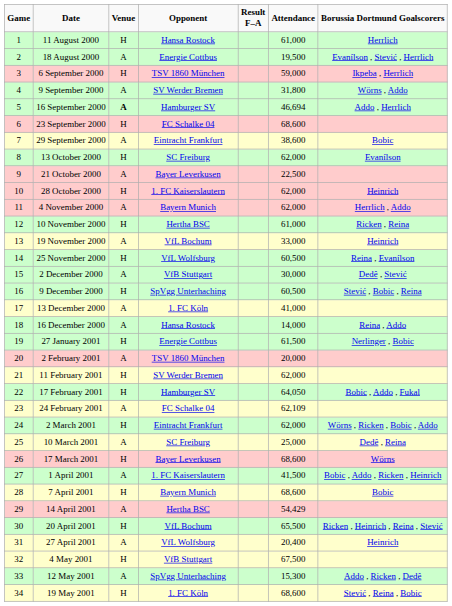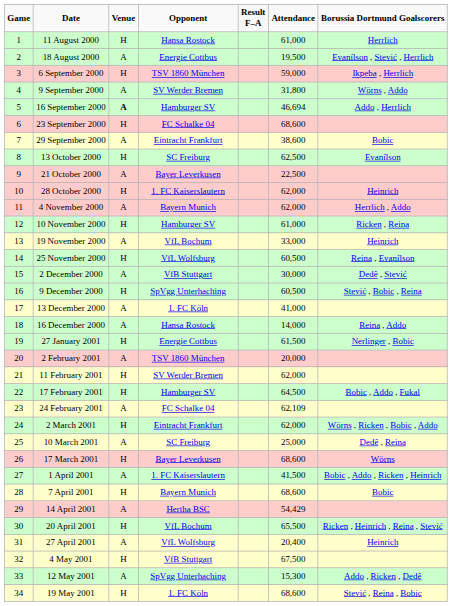(293, 157) 62,000 -> (293, 157) 62,500
(188, 224) Hertha BSC -> (188, 224) Hamburger SV
(293, 392) 64,050 -> (293, 392) 64,500
